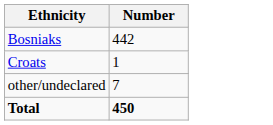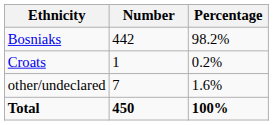+ column: (228, 16)
